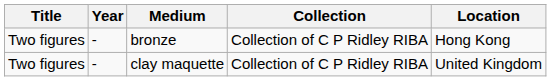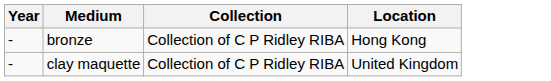- column: (46, 16)
